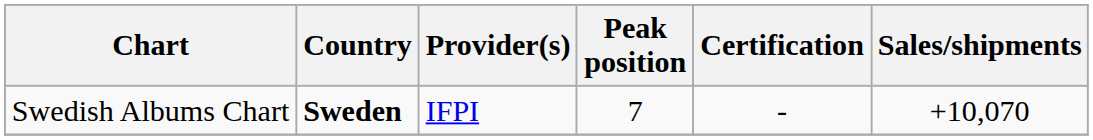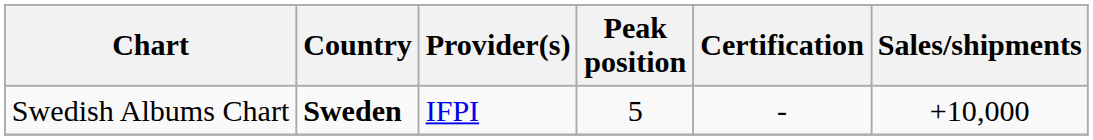(635, 109) 7 -> (635, 109) 5
(980, 109) +10,070 -> (980, 109) +10,000
